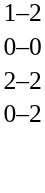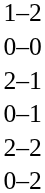+ row: (23, 80)
+ row: (23, 113)
